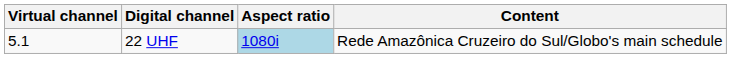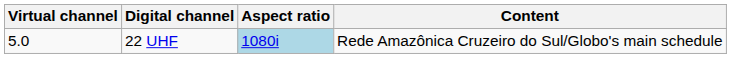(19, 41) 5.1 -> (19, 41) 5.0
